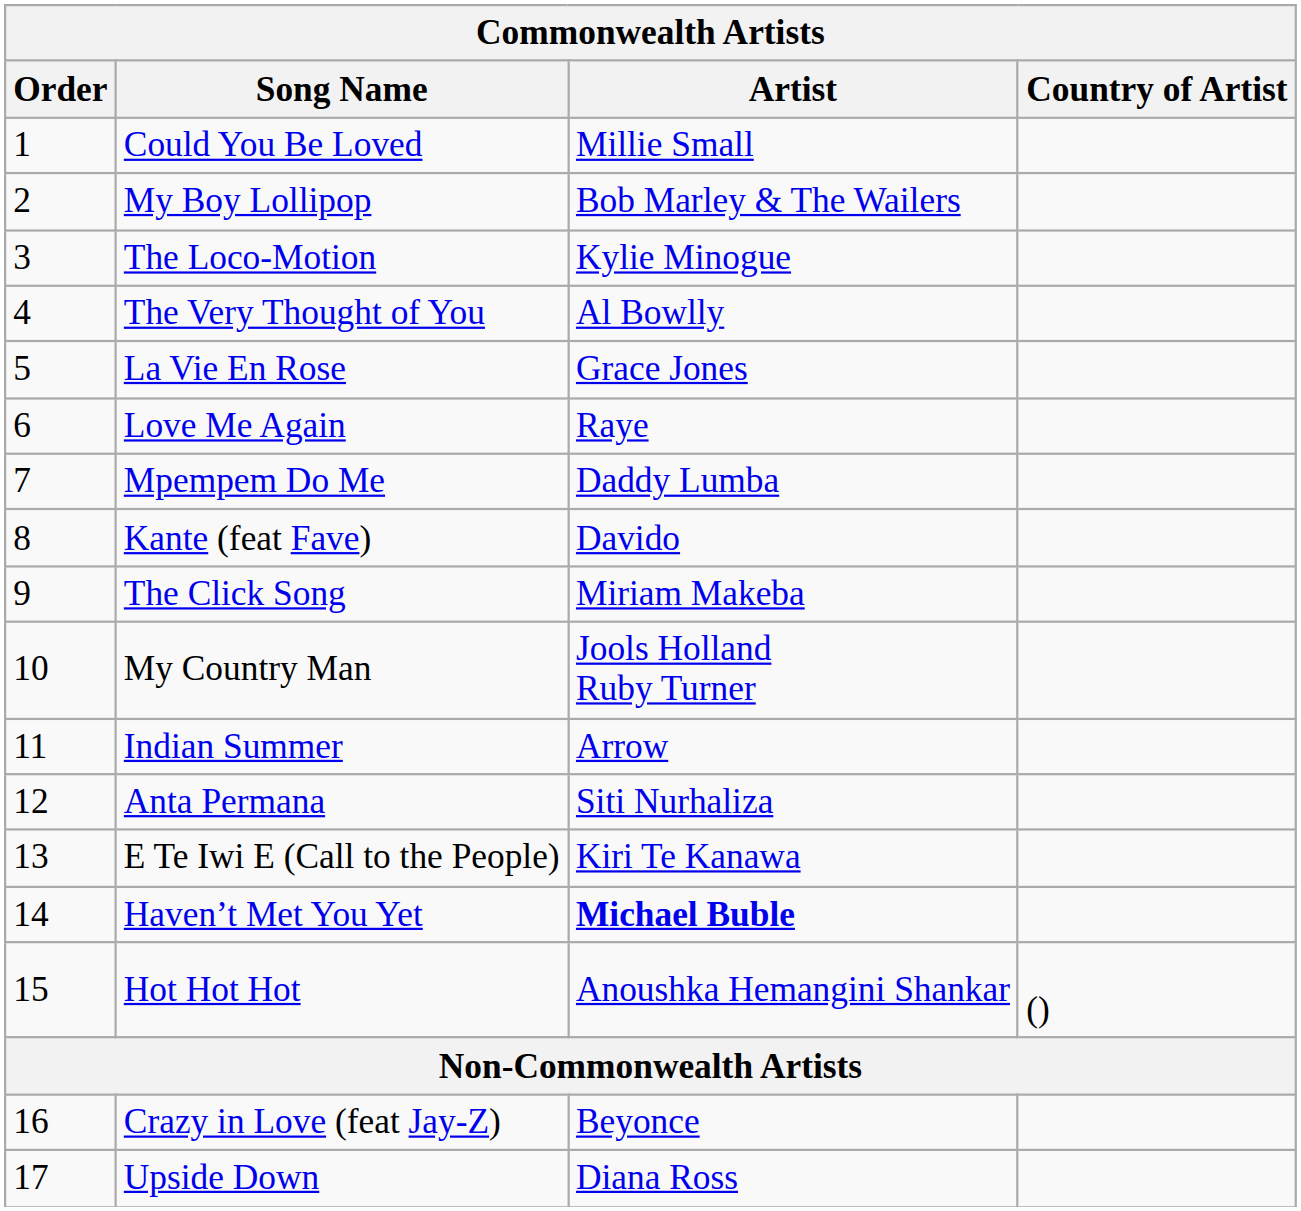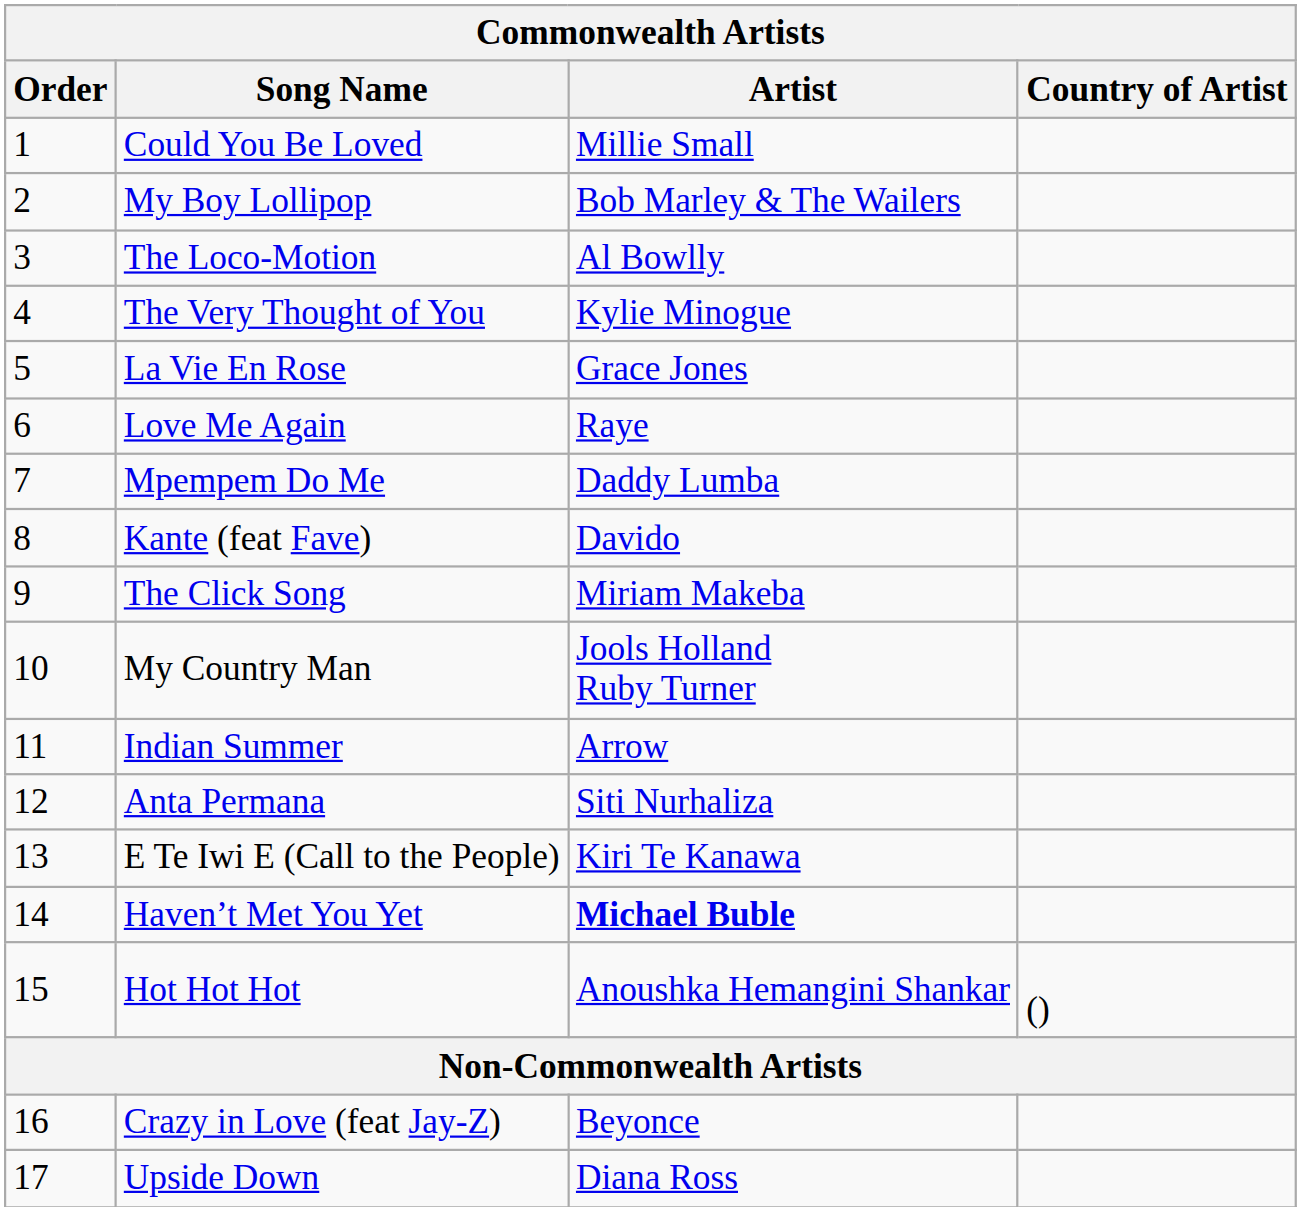(683, 256) Kylie Minogue -> (650, 256) Al Bowlly
(650, 312) Al Bowlly -> (683, 312) Kylie Minogue
